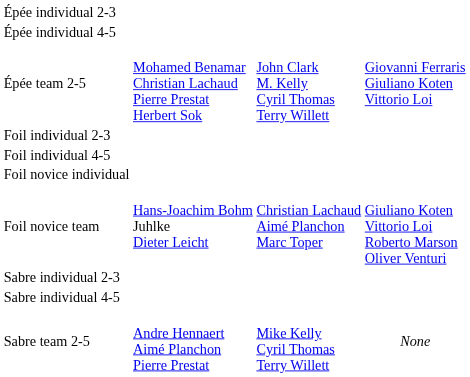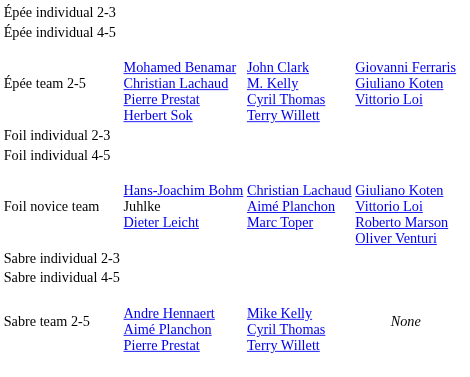- row: (67, 174)
